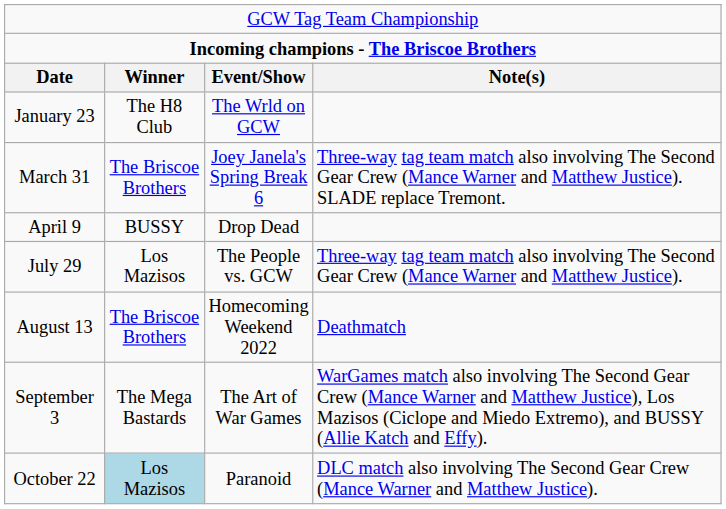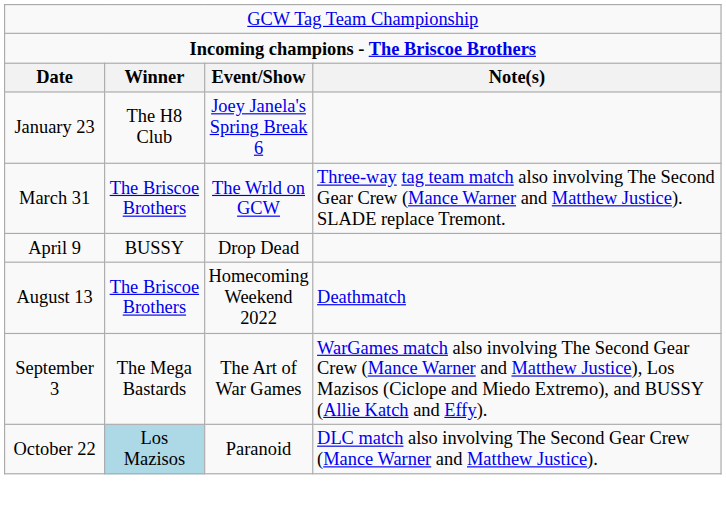(259, 116) The Wrld on GCW -> (259, 127) Joey Janela's Spring Break 6
(259, 177) Joey Janela's Spring Break 6 -> (259, 197) The Wrld on GCW
- row: (55, 266)
